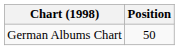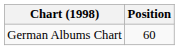(149, 34) 50 -> (149, 34) 60
